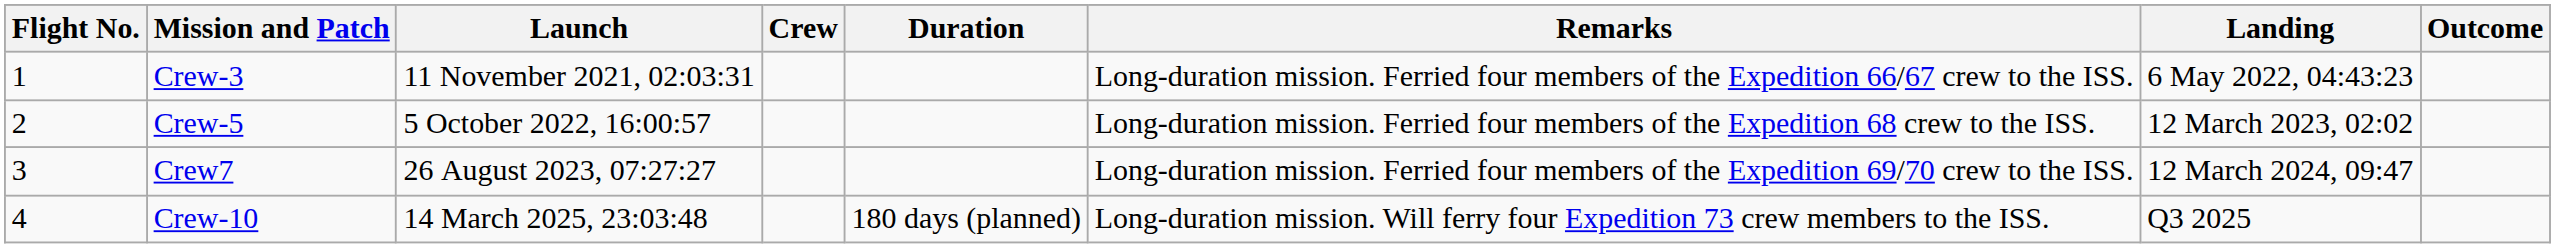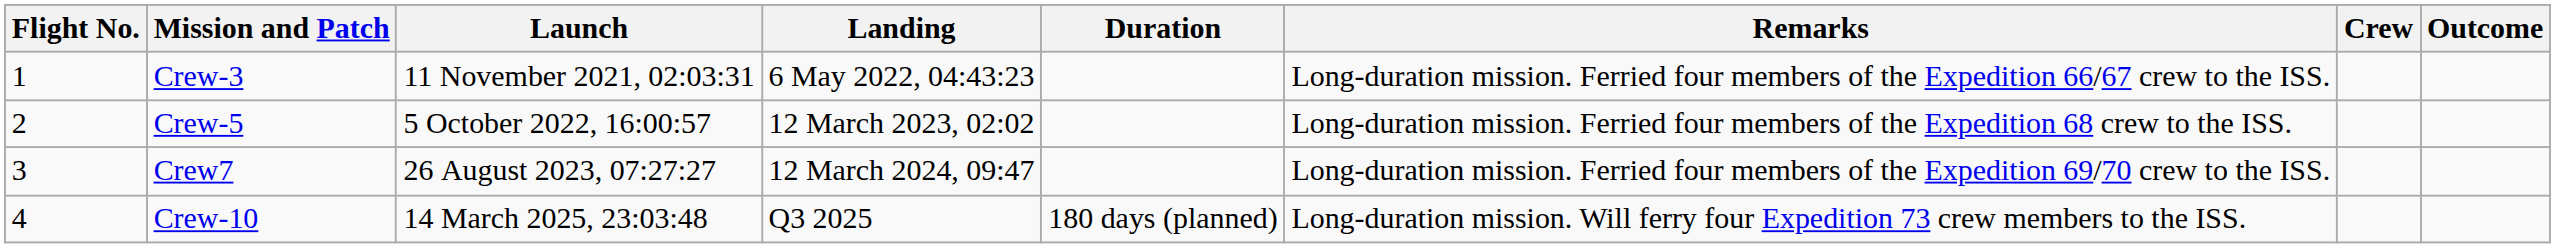columns swapped: (2280, 28) <-> (803, 28)
